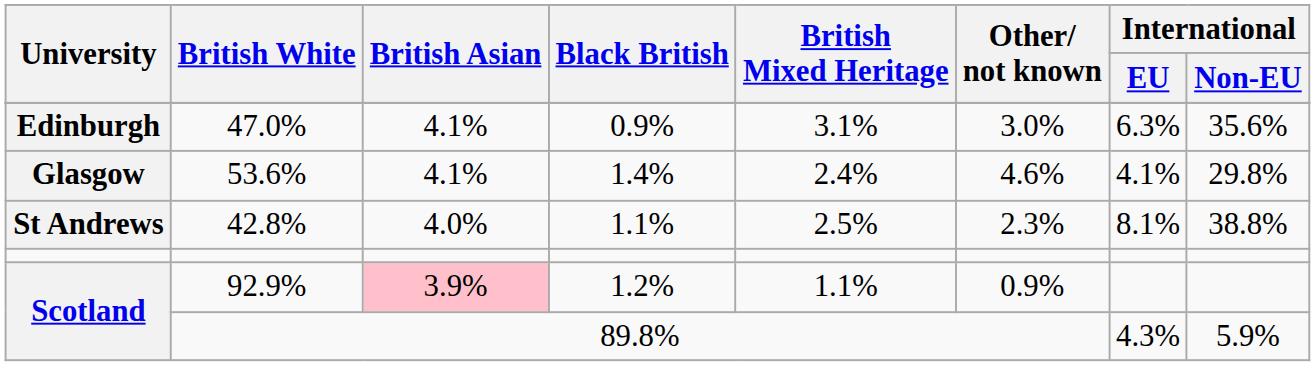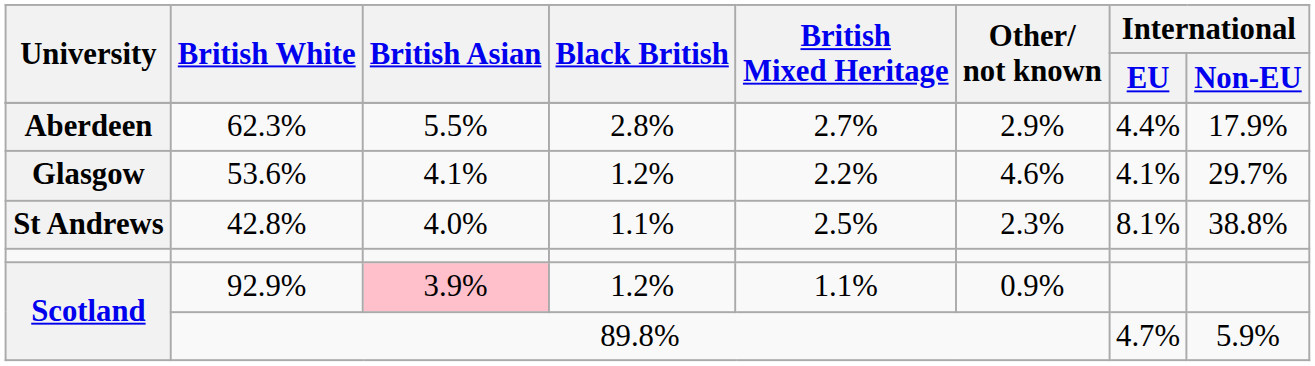+ row: (88, 126)
- row: (88, 126)
(642, 175) 1.4% -> (642, 175) 1.2%
(846, 175) 2.4% -> (846, 175) 2.2%
(1248, 175) 29.8% -> (1248, 175) 29.7%
(1148, 335) 4.3% -> (1148, 335) 4.7%
